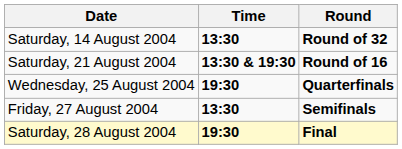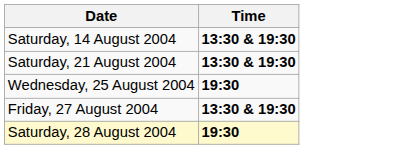- column: (348, 16)
(220, 39) 13:30 -> (249, 39) 13:30 & 19:30
(220, 109) 13:30 -> (249, 109) 13:30 & 19:30
